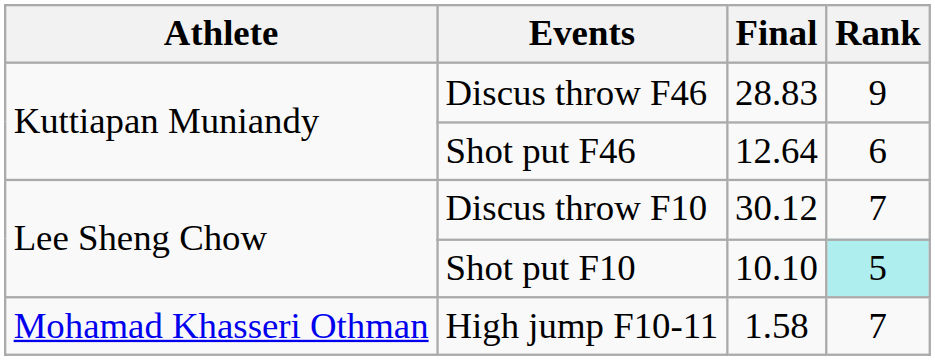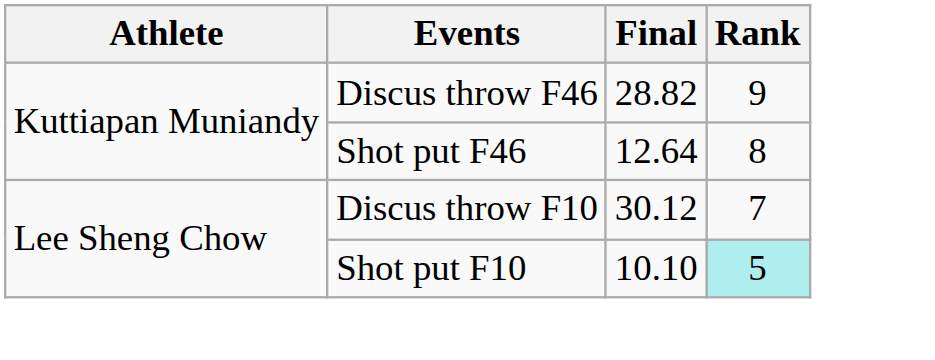(777, 92) 28.83 -> (656, 92) 28.82
(878, 150) 6 -> (758, 150) 8
- row: (582, 325)
